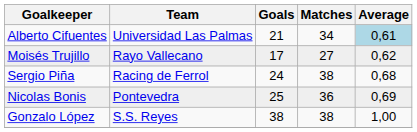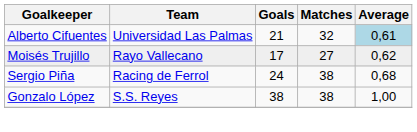(326, 35) 34 -> (326, 35) 32
- row: (47, 96)
